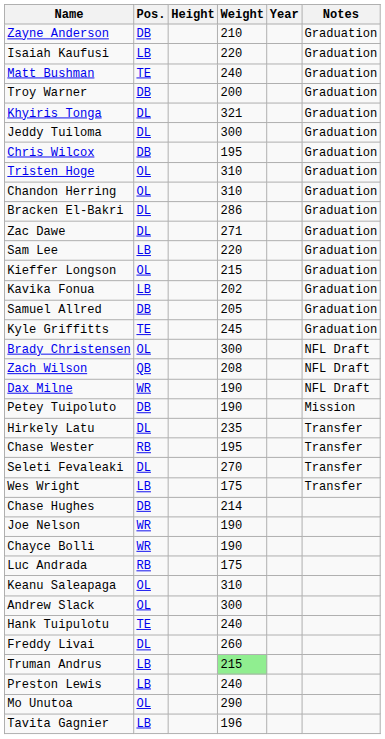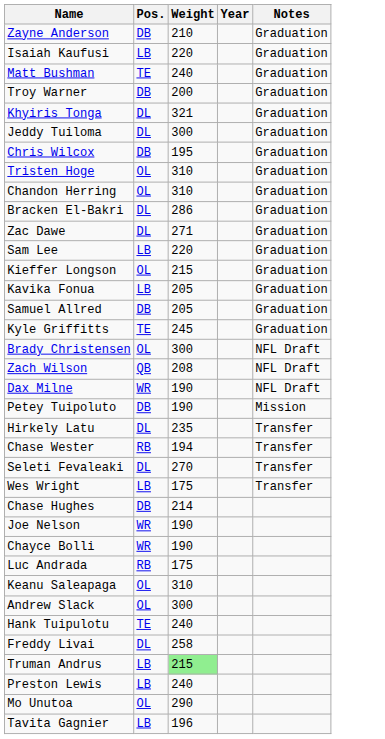- column: (193, 14)
(231, 290) 202 -> (182, 290) 205
(231, 448) 195 -> (182, 448) 194
(231, 645) 260 -> (182, 645) 258
